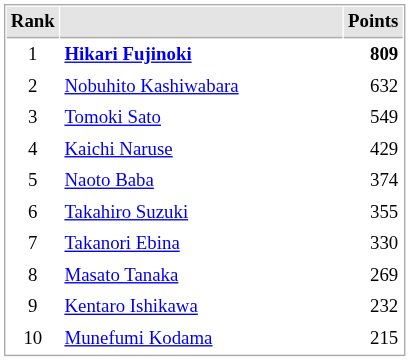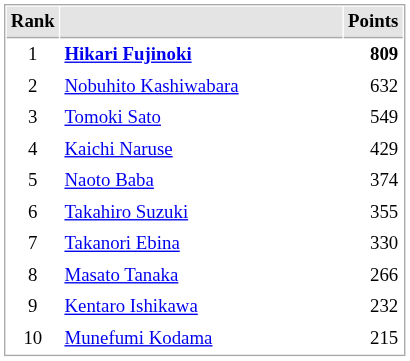(384, 275) 269 -> (384, 275) 266
